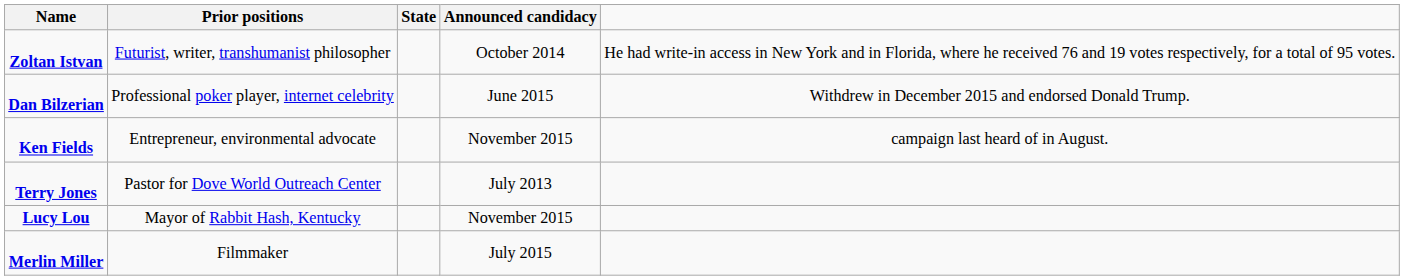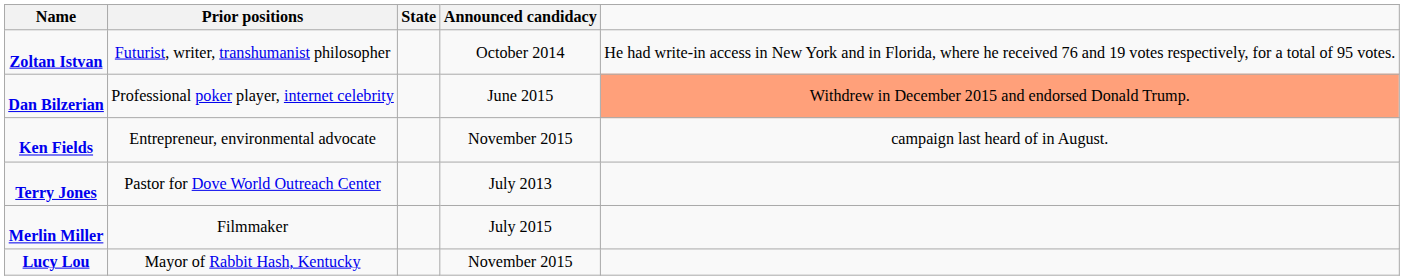(1000, 95) no background -> (1000, 95) lightsalmon background
rows swapped: (56, 218) <-> (56, 261)
